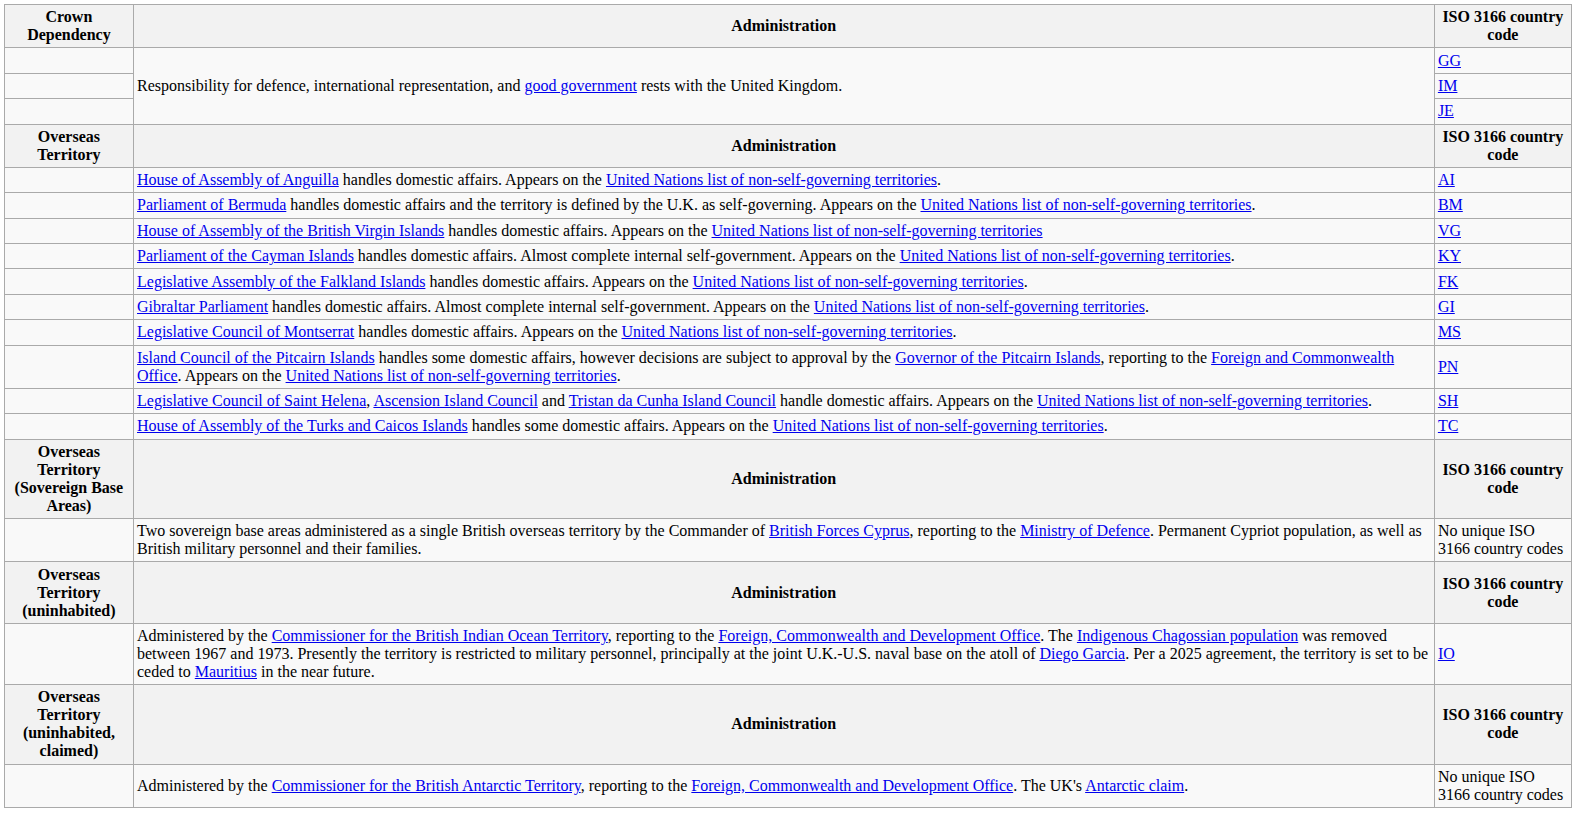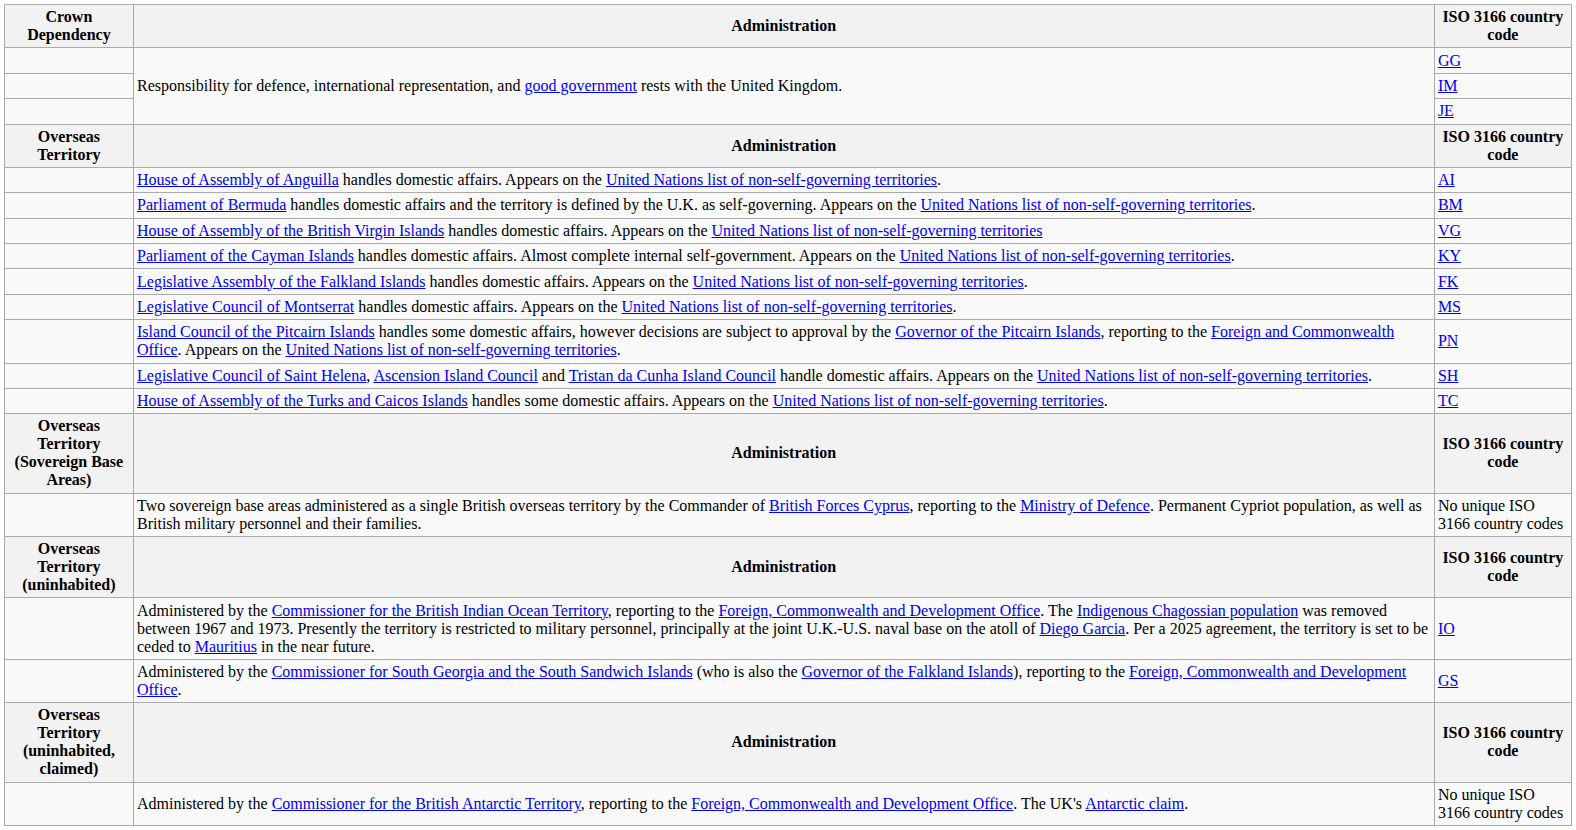- row: (643, 306)
+ row: (772, 680)
